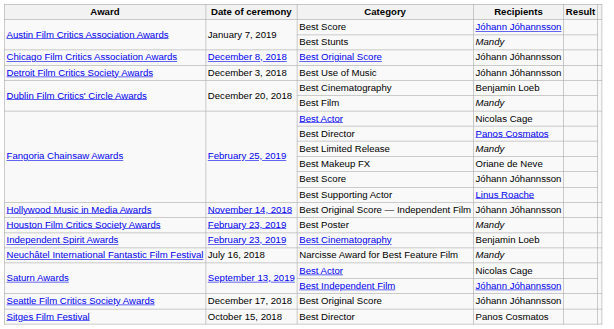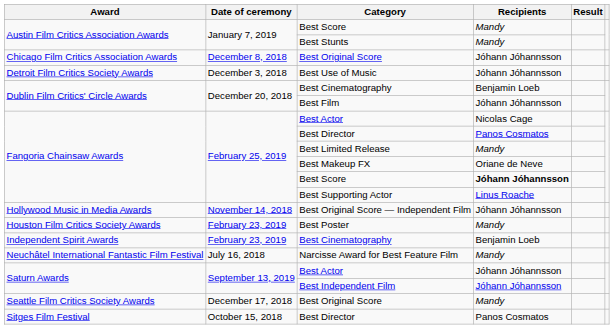(518, 27) Jóhann Jóhannsson -> (490, 27) Mandy
(490, 103) Mandy -> (518, 103) Jóhann Jóhannsson
(518, 179) normal -> (522, 179) bold
(504, 270) Nicolas Cage -> (518, 270) Jóhann Jóhannsson
(518, 301) Jóhann Jóhannsson -> (490, 301) Mandy
